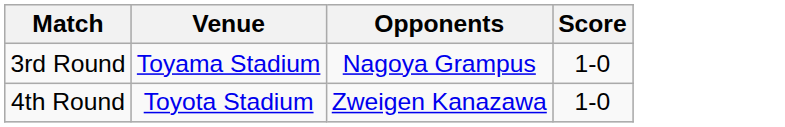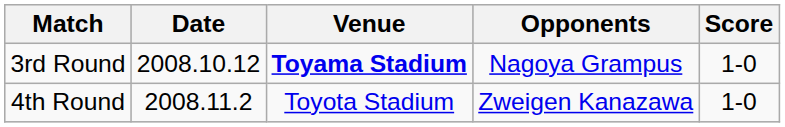+ column: (199, 24)
(229, 63) normal -> (369, 63) bold
